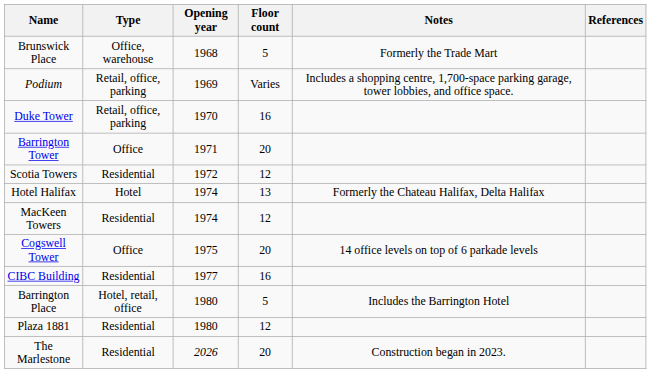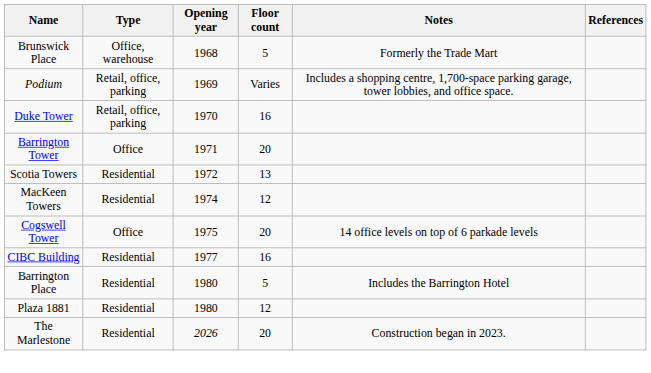(265, 174) 12 -> (265, 174) 13
- row: (44, 193)
(128, 301) Hotel, retail, office -> (128, 282) Residential
